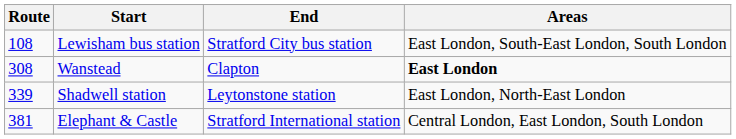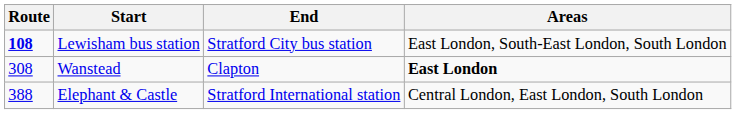(21, 43) normal -> (21, 43) bold
- row: (112, 95)
(21, 120) 381 -> (21, 95) 388
